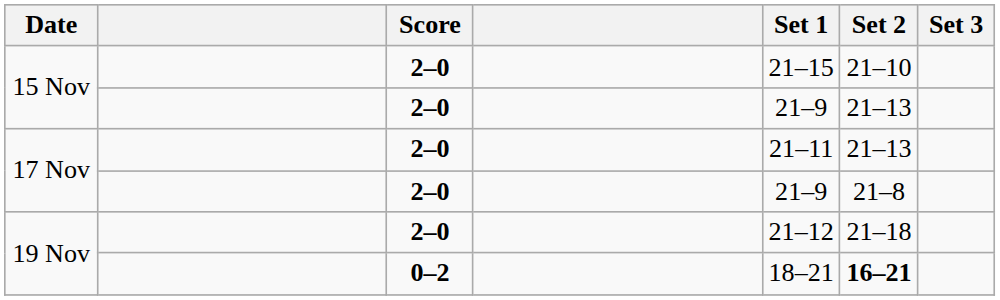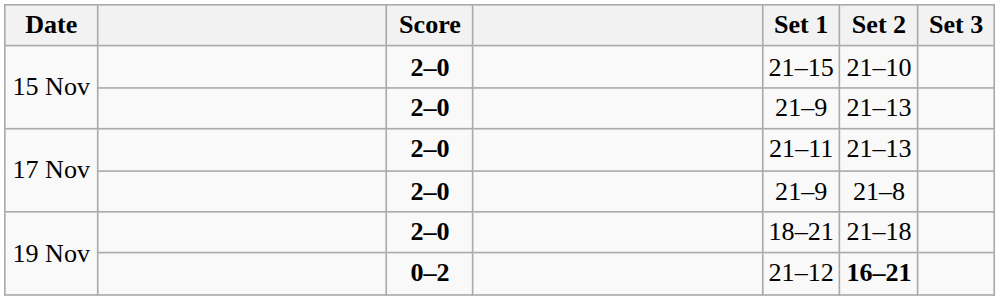(801, 231) 21–12 -> (801, 231) 18–21
(801, 273) 18–21 -> (801, 273) 21–12
